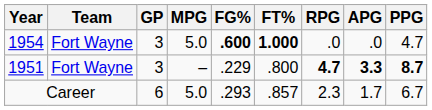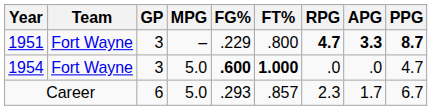rows swapped: (26, 68) <-> (26, 43)
